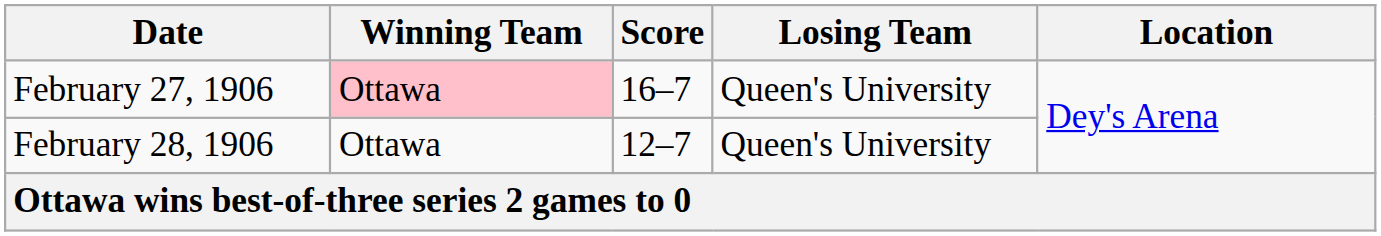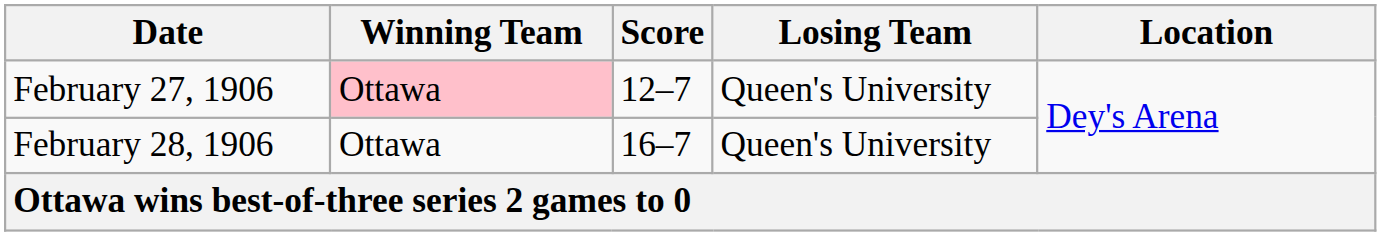(656, 88) 16–7 -> (656, 88) 12–7
(656, 144) 12–7 -> (656, 144) 16–7
